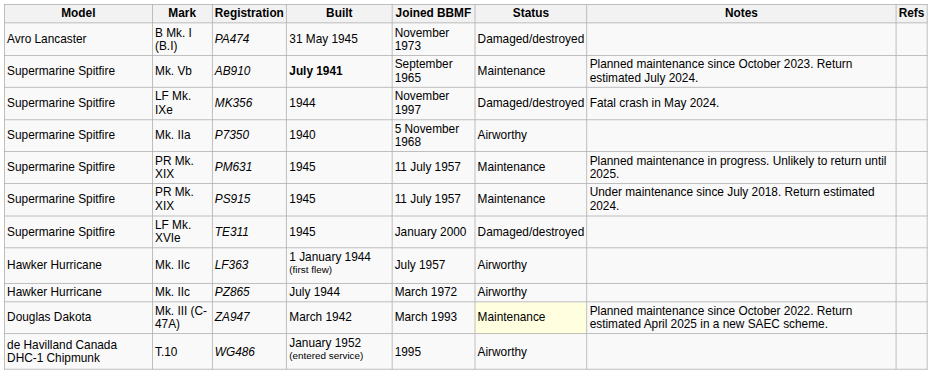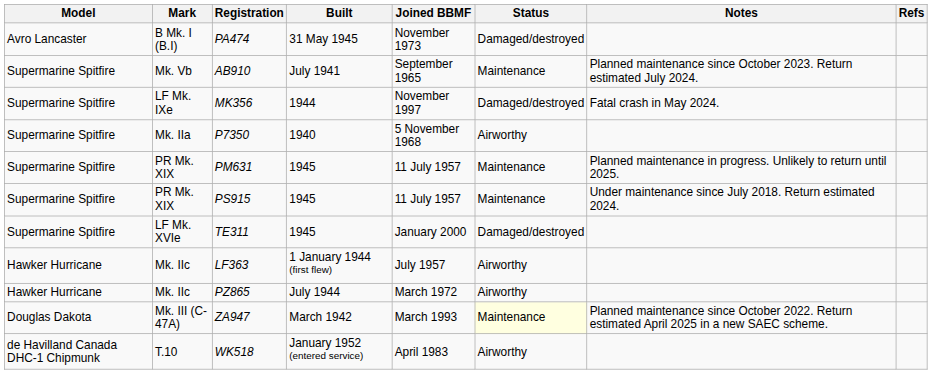(316, 71) bold -> (315, 71) normal
+ row: (234, 351)
- row: (235, 351)
